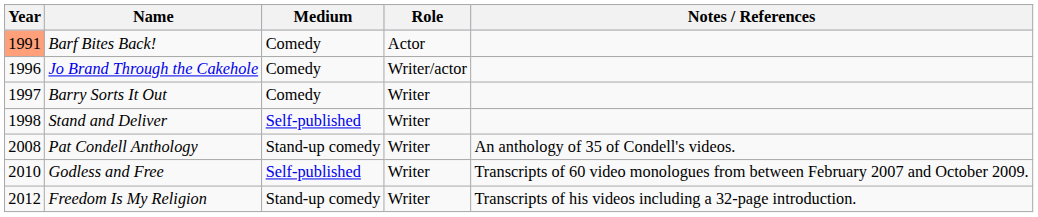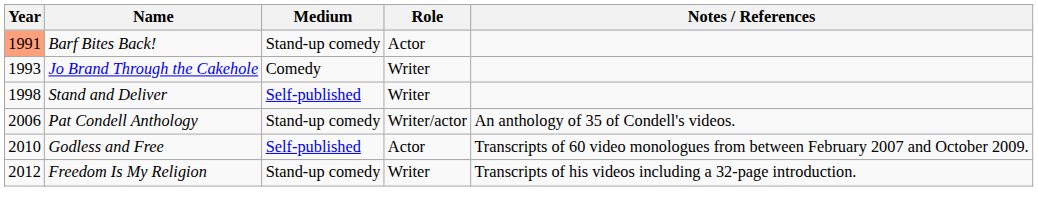(293, 43) Comedy -> (323, 43) Stand-up comedy
(25, 69) 1996 -> (25, 69) 1993
(427, 69) Writer/actor -> (409, 69) Writer
- row: (108, 95)
(25, 146) 2008 -> (25, 120) 2006
(409, 146) Writer -> (427, 120) Writer/actor
(409, 172) Writer -> (406, 146) Actor
